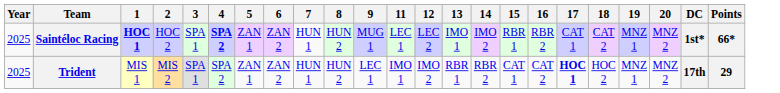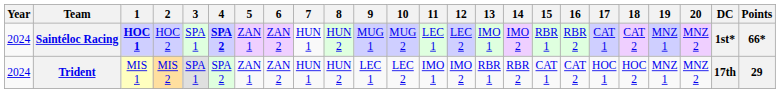+ column: (403, 13)
(19, 39) 2025 -> (19, 39) 2024
(19, 72) 2025 -> (19, 72) 2024
(573, 72) bold -> (604, 72) normal
